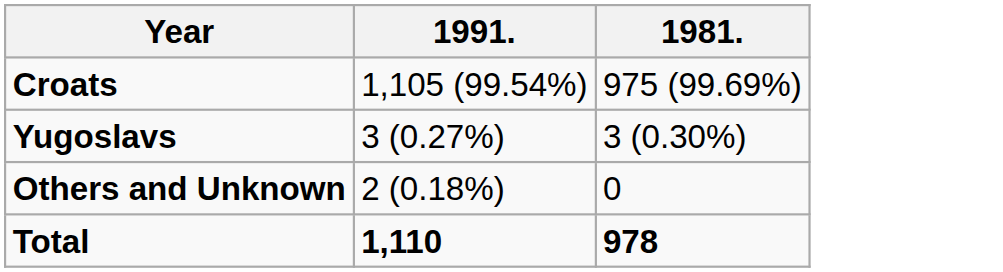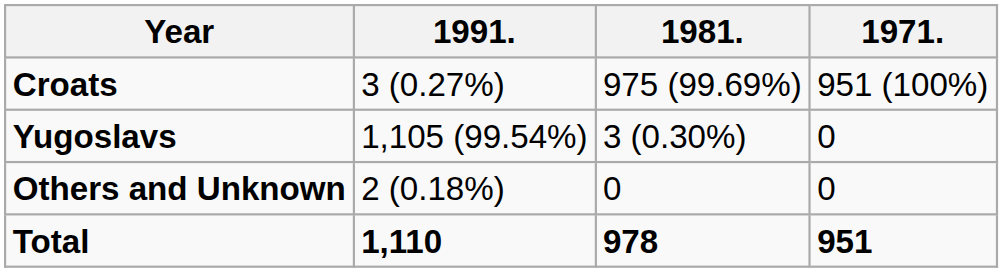+ column: (903, 32)
(474, 84) 1,105 (99.54%) -> (433, 84) 3 (0.27%)
(433, 136) 3 (0.27%) -> (474, 136) 1,105 (99.54%)
